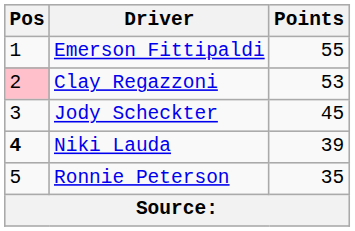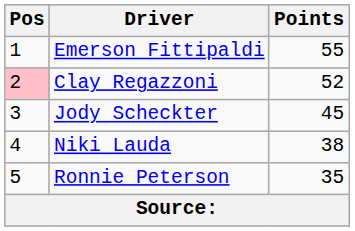(333, 84) 53 -> (333, 84) 52
(15, 147) bold -> (15, 147) normal
(333, 147) 39 -> (333, 147) 38
